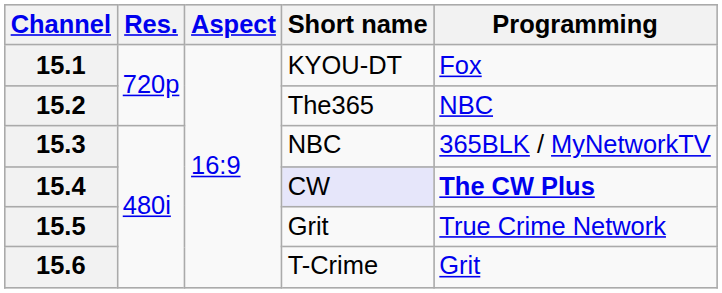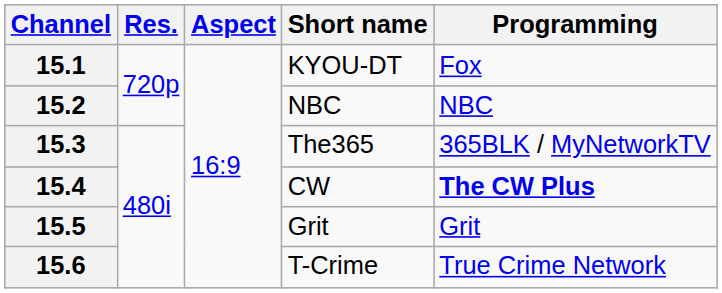(331, 105) The365 -> (314, 105) NBC
(314, 145) NBC -> (331, 145) The365
(309, 186) lavender background -> (309, 186) no background
(553, 226) True Crime Network -> (460, 226) Grit
(460, 266) Grit -> (553, 266) True Crime Network
